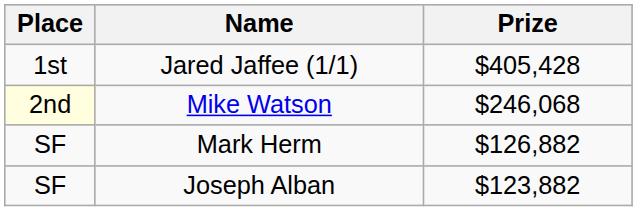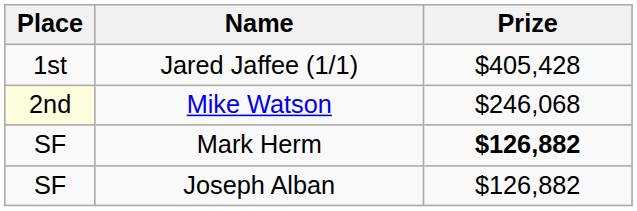(528, 144) normal -> (528, 144) bold
(528, 184) $123,882 -> (528, 184) $126,882
